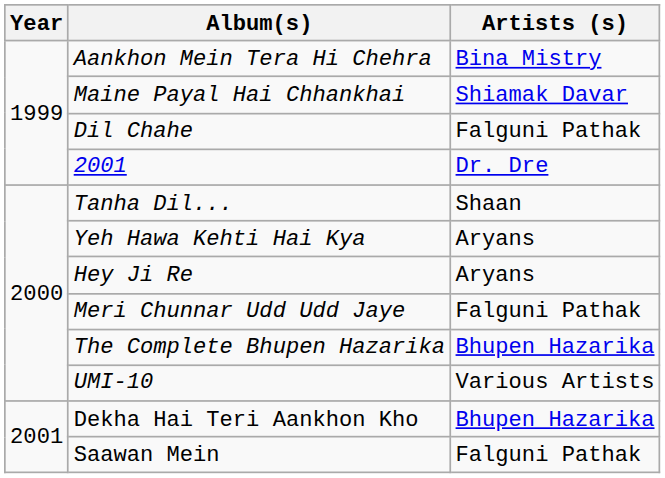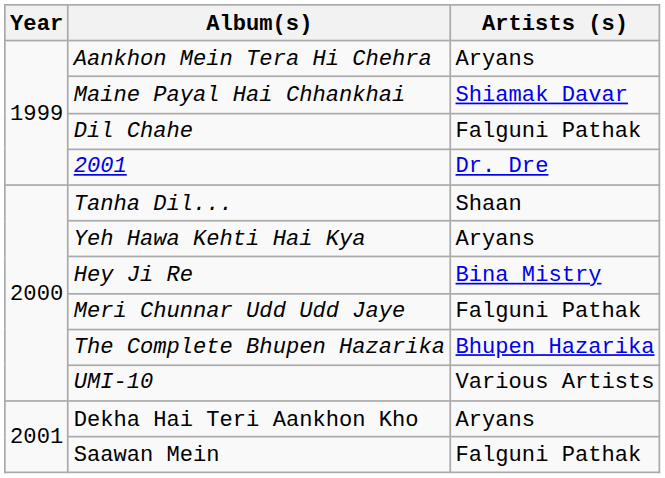(529, 59) Bina Mistry -> (495, 59) Aryans
(495, 275) Aryans -> (529, 275) Bina Mistry
(555, 419) Bhupen Hazarika -> (495, 419) Aryans
